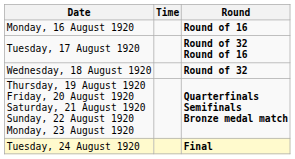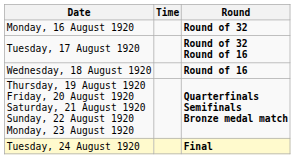(216, 28) Round of 16 -> (216, 28) Round of 32
(216, 70) Round of 32 -> (216, 70) Round of 16
